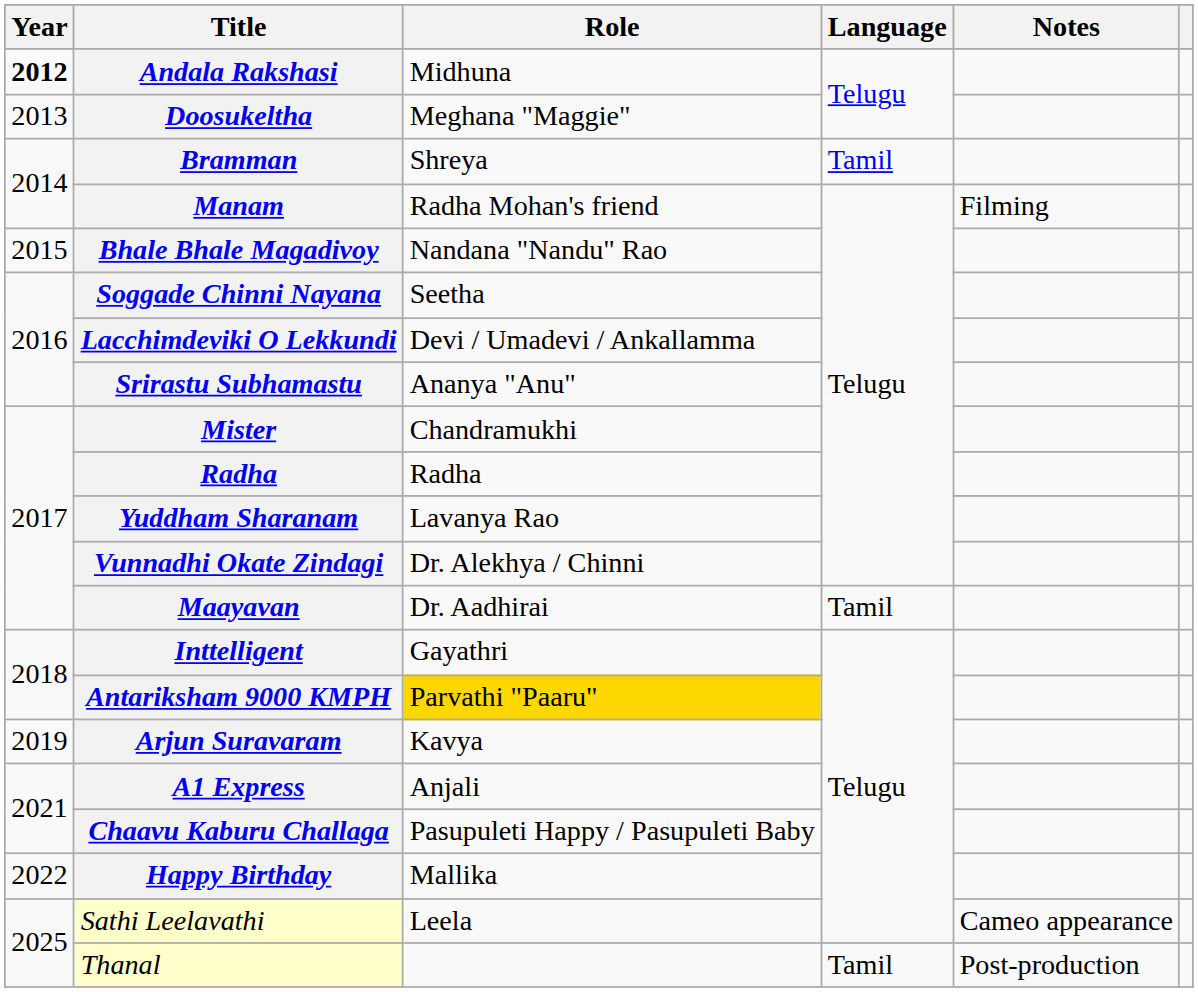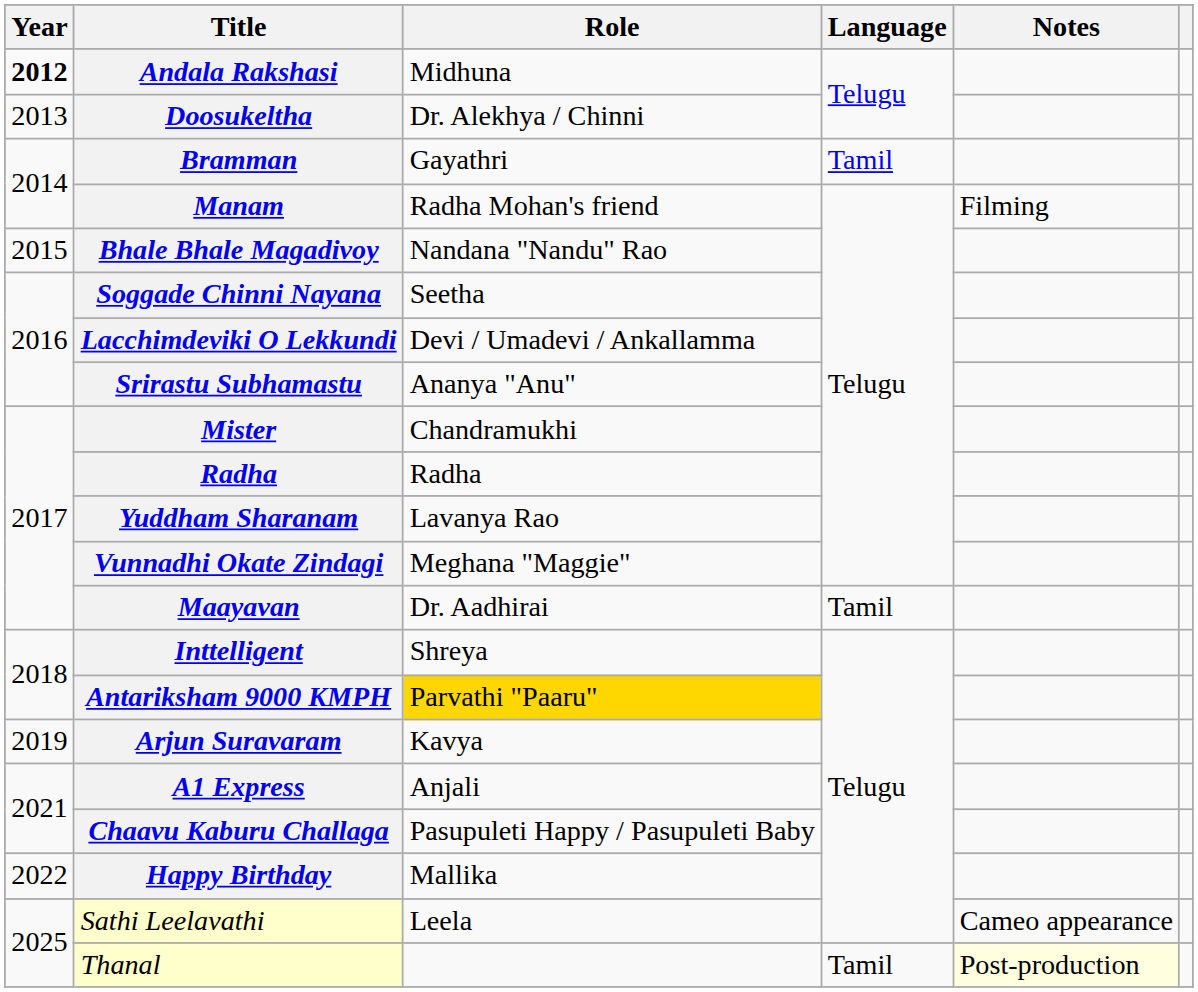(520, 116) Meghana "Maggie" -> (527, 116) Dr. Alekhya / Chinni
(449, 160) Shreya -> (459, 160) Gayathri
(527, 562) Dr. Alekhya / Chinni -> (520, 562) Meghana "Maggie"
(459, 652) Gayathri -> (449, 652) Shreya
(1050, 964) no background -> (1050, 964) lightyellow background
